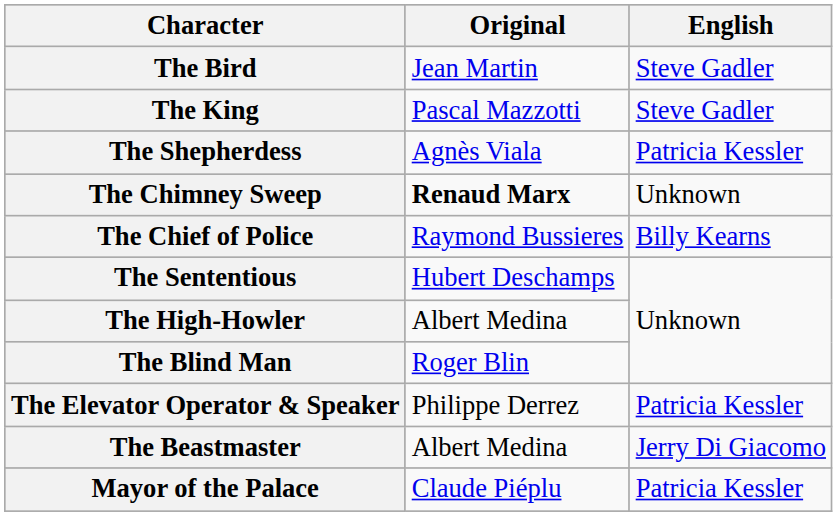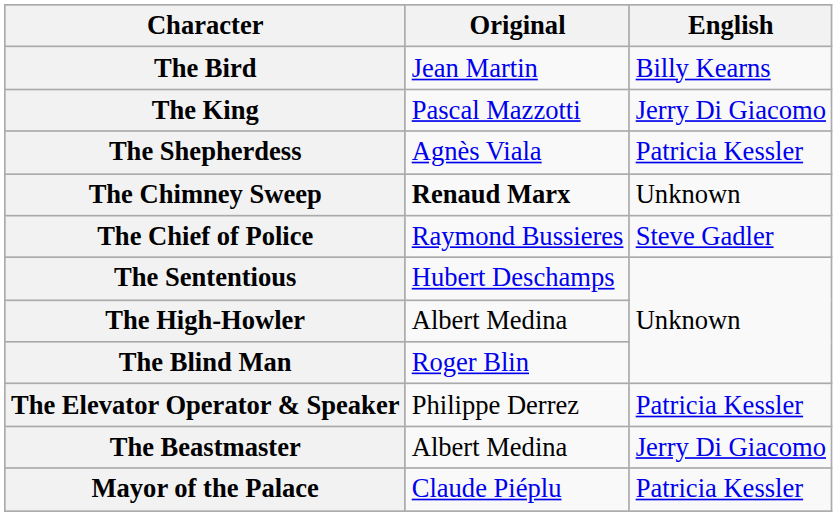(705, 67) Steve Gadler -> (703, 67) Billy Kearns
(705, 109) Steve Gadler -> (731, 109) Jerry Di Giacomo
(703, 236) Billy Kearns -> (705, 236) Steve Gadler
